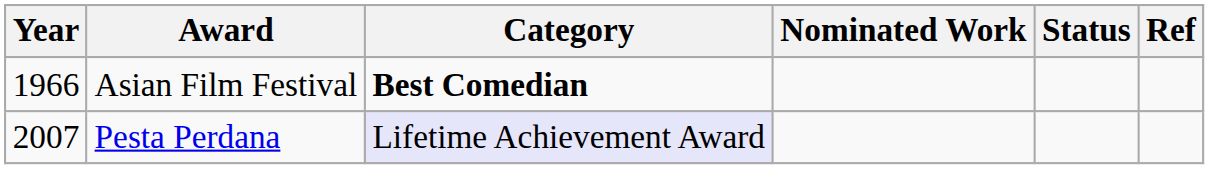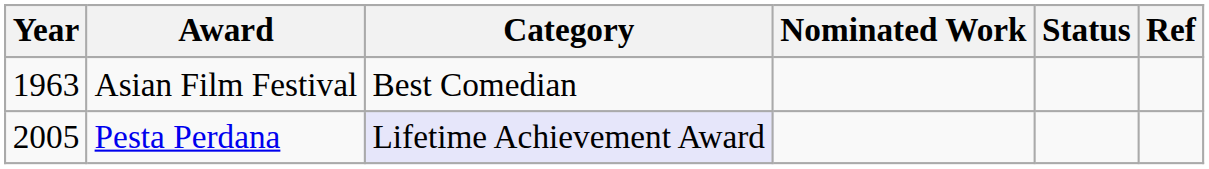(46, 83) 1966 -> (46, 83) 1963
(480, 83) bold -> (475, 83) normal
(46, 136) 2007 -> (46, 136) 2005
